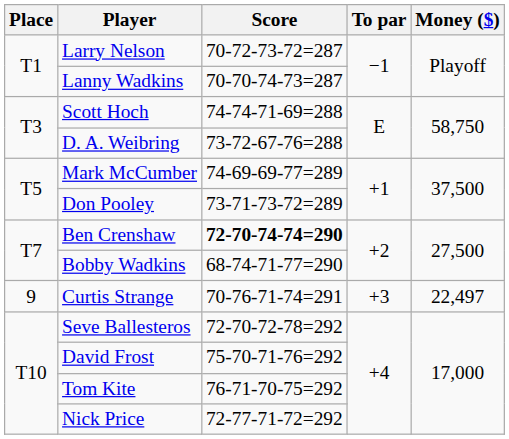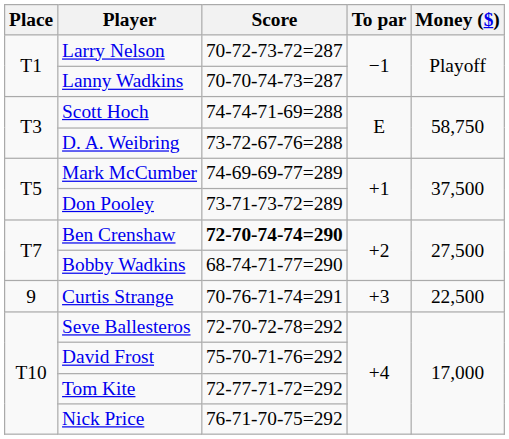(458, 296) 22,497 -> (458, 296) 22,500
(274, 388) 76-71-70-75=292 -> (274, 388) 72-77-71-72=292
(274, 419) 72-77-71-72=292 -> (274, 419) 76-71-70-75=292
